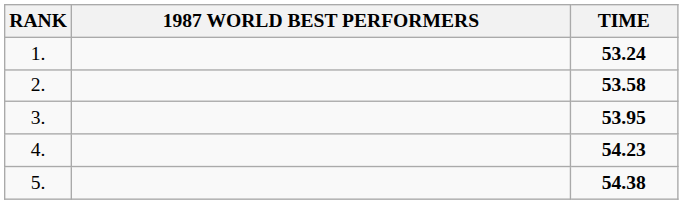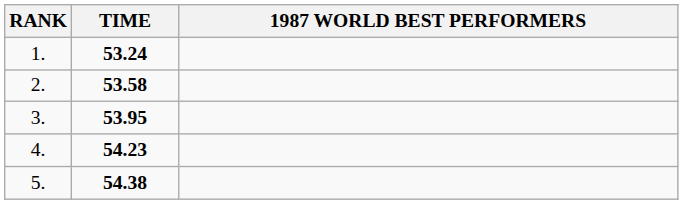columns swapped: (321, 21) <-> (624, 21)
